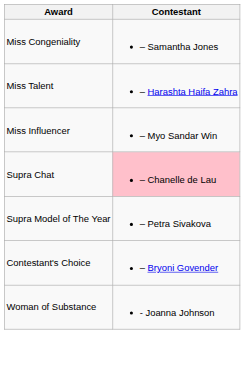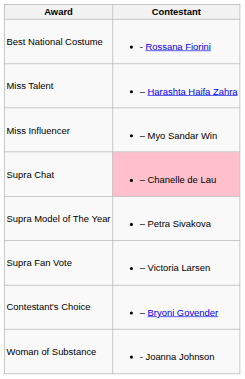+ row: (55, 42)
- row: (43, 42)
+ row: (39, 263)
